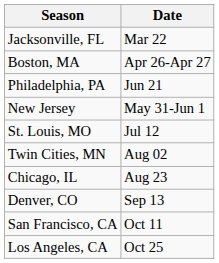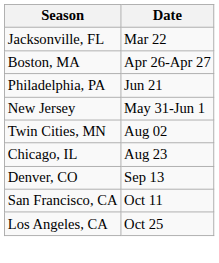- row: (49, 131)
